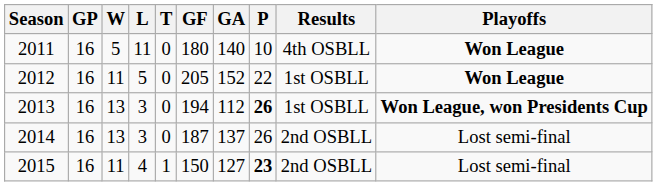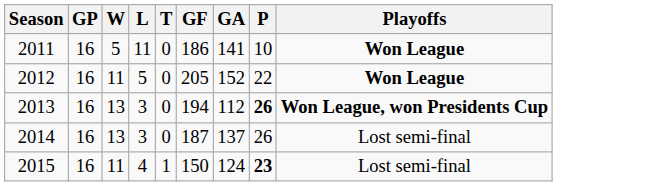- column: (326, 19)
(195, 48) 180 -> (195, 48) 186
(231, 48) 140 -> (231, 48) 141
(231, 166) 127 -> (231, 166) 124
